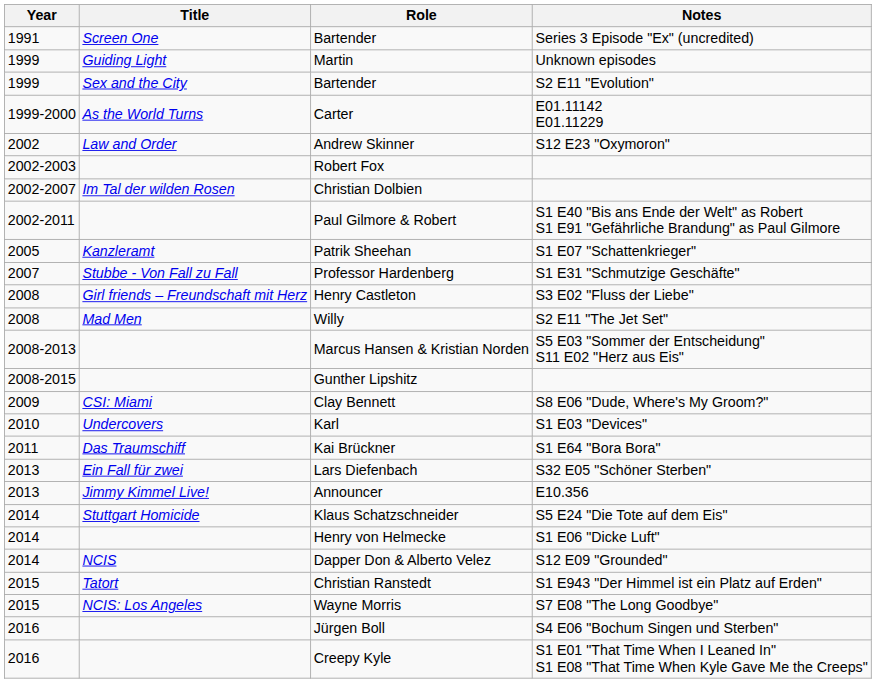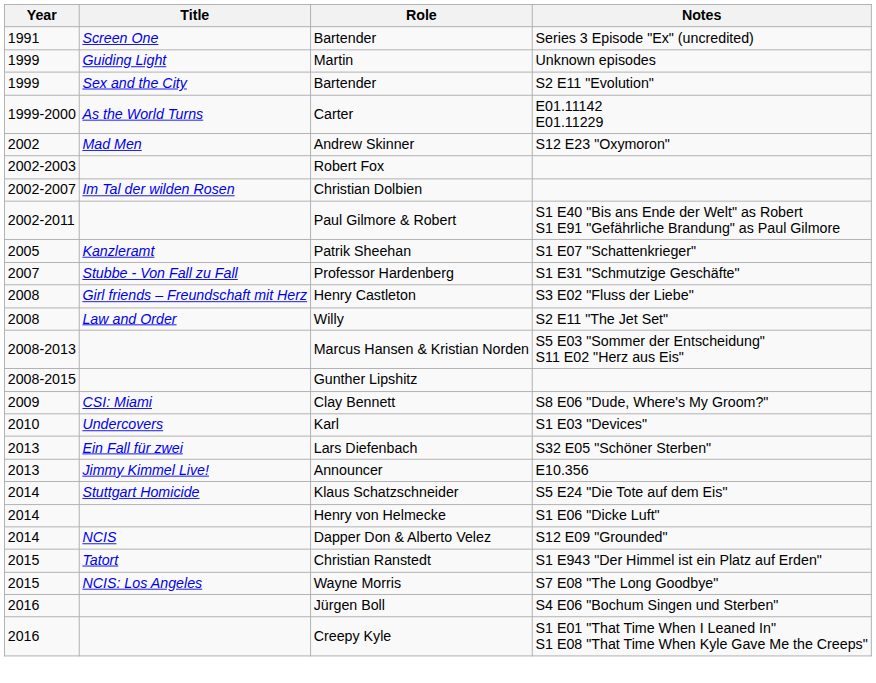(129, 144) Law and Order -> (112, 144) Mad Men
(112, 318) Mad Men -> (129, 318) Law and Order
- row: (354, 447)
